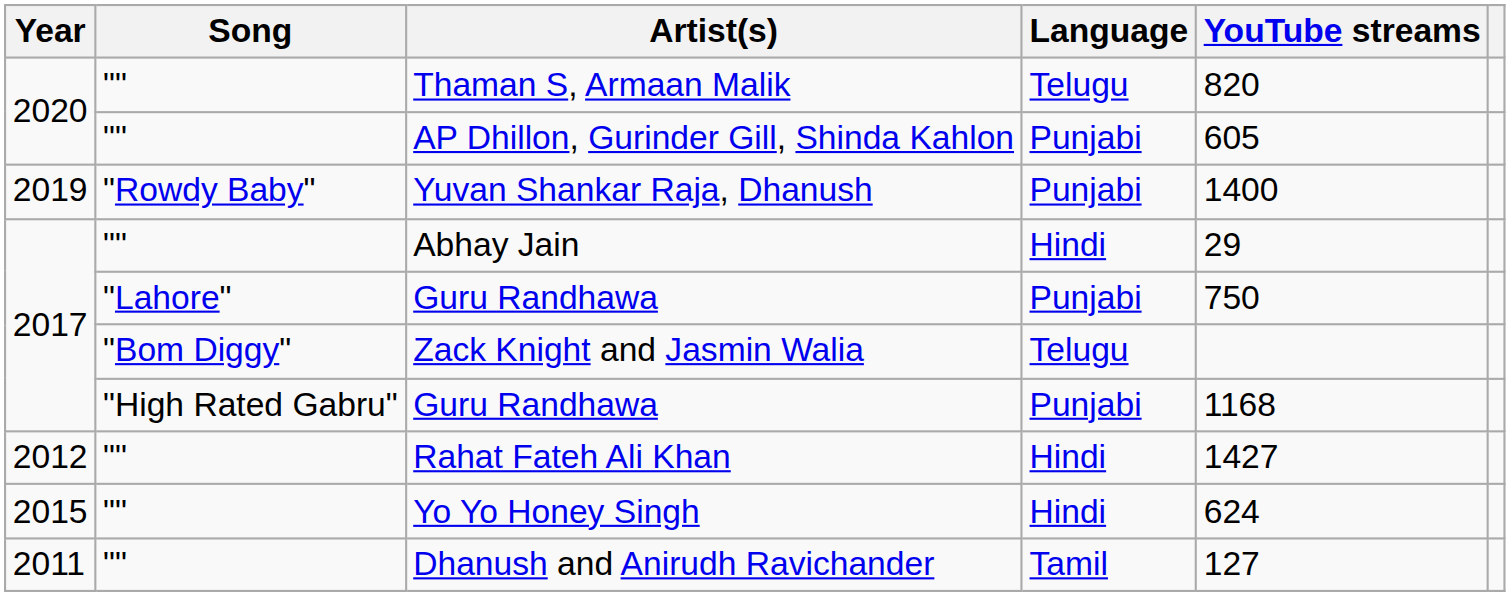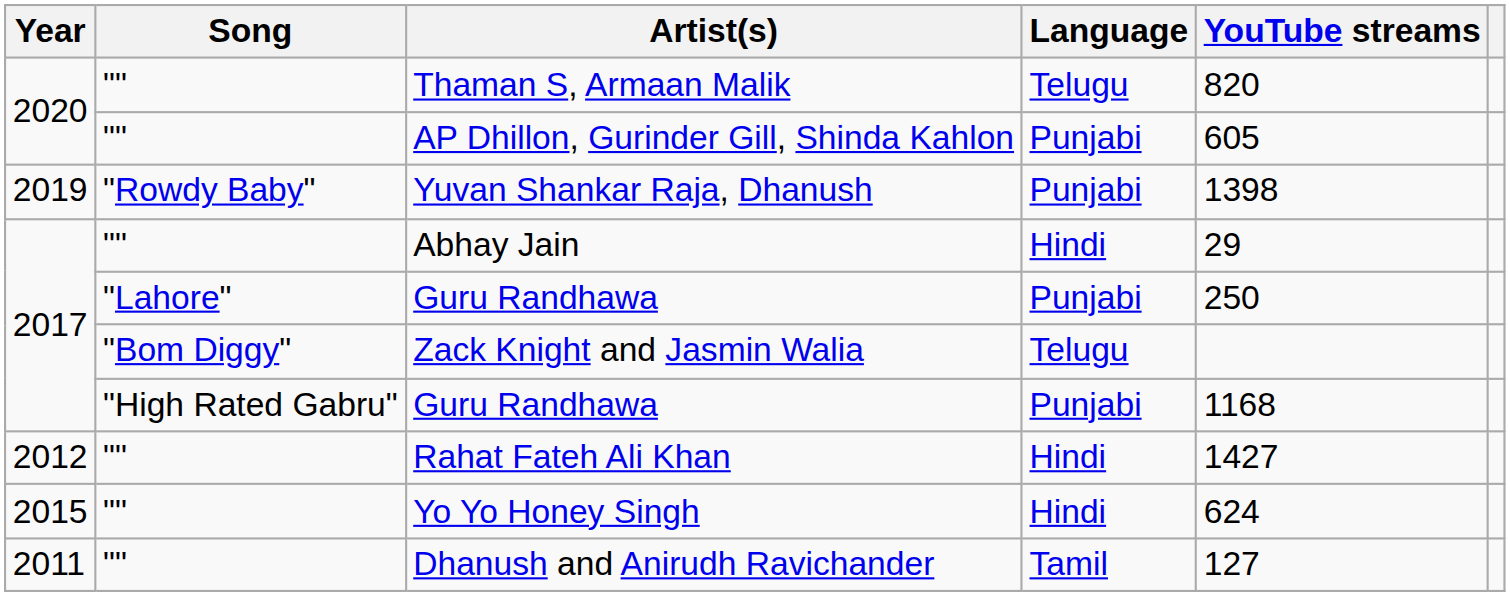(1241, 191) 1400 -> (1241, 191) 1398
(1232, 297) 750 -> (1232, 297) 250
